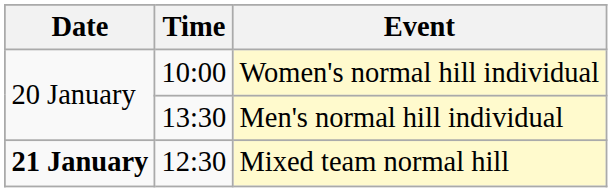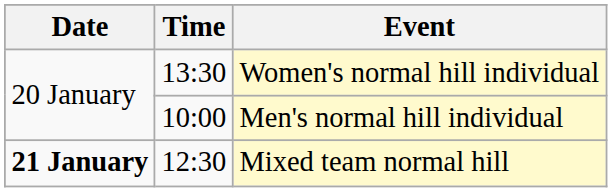(194, 72) 10:00 -> (194, 72) 13:30
(194, 117) 13:30 -> (194, 117) 10:00
